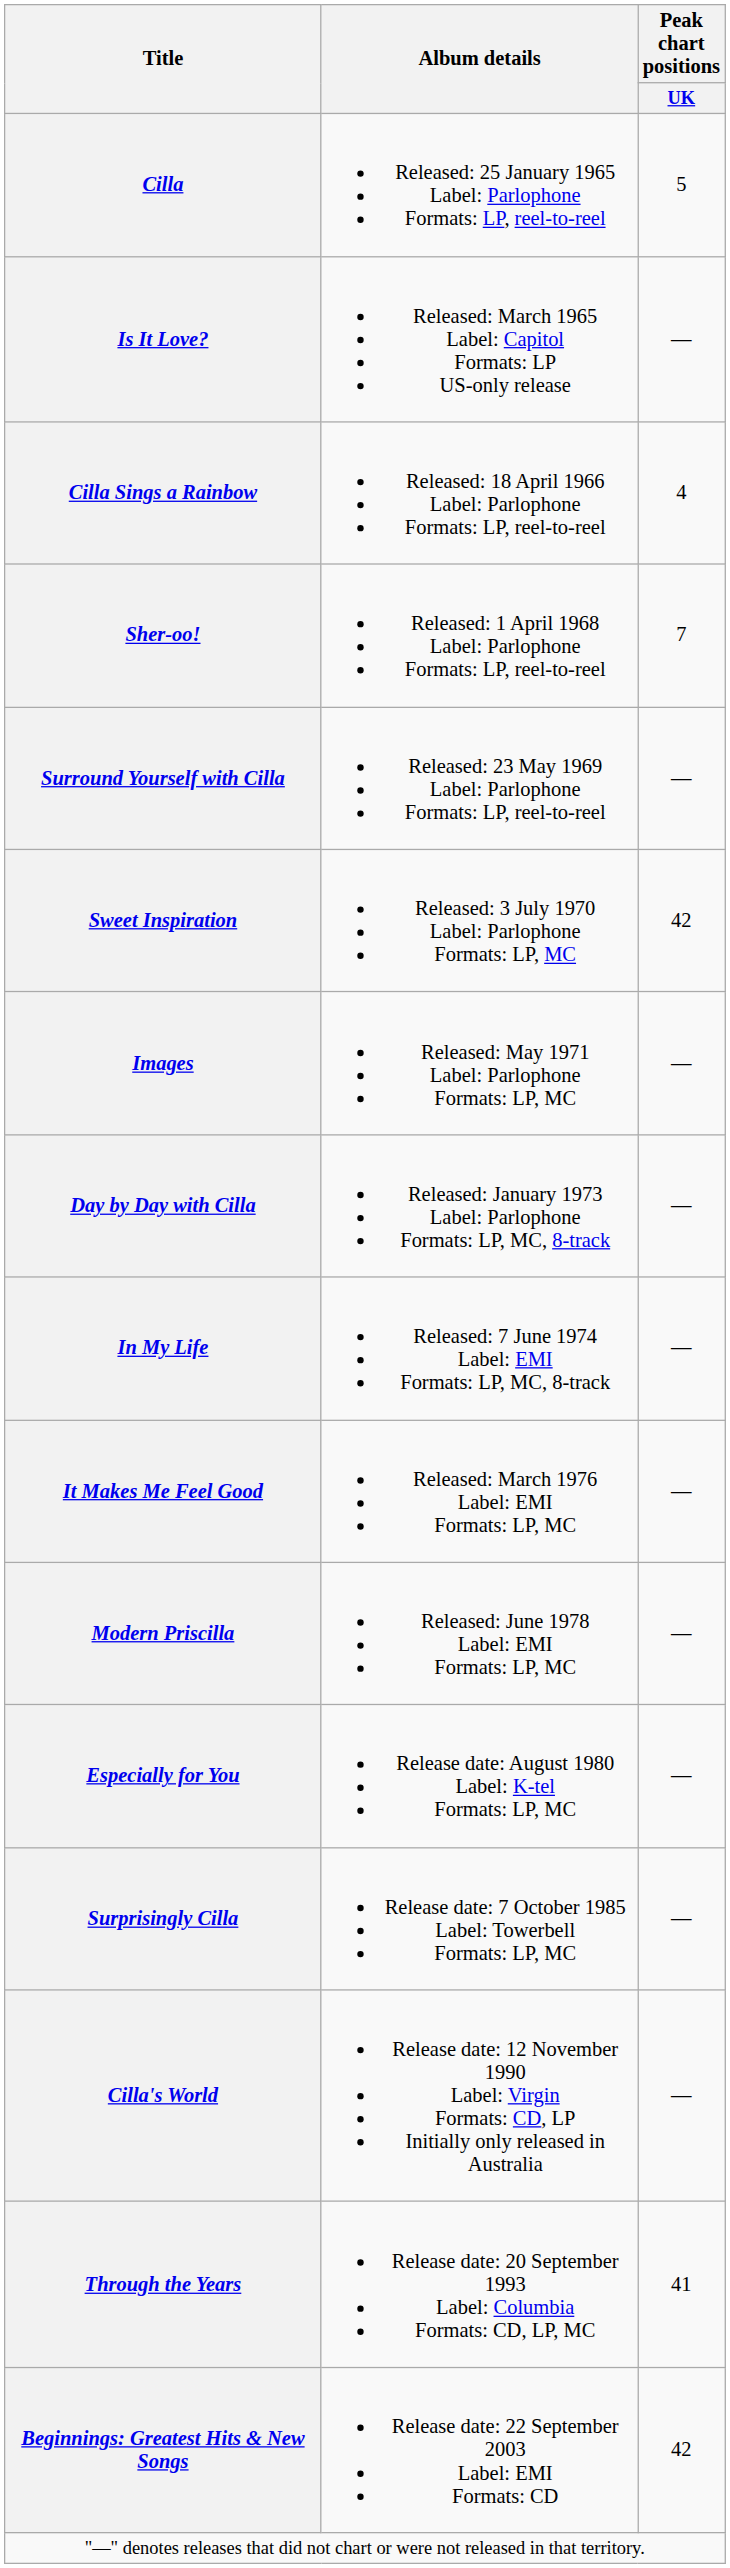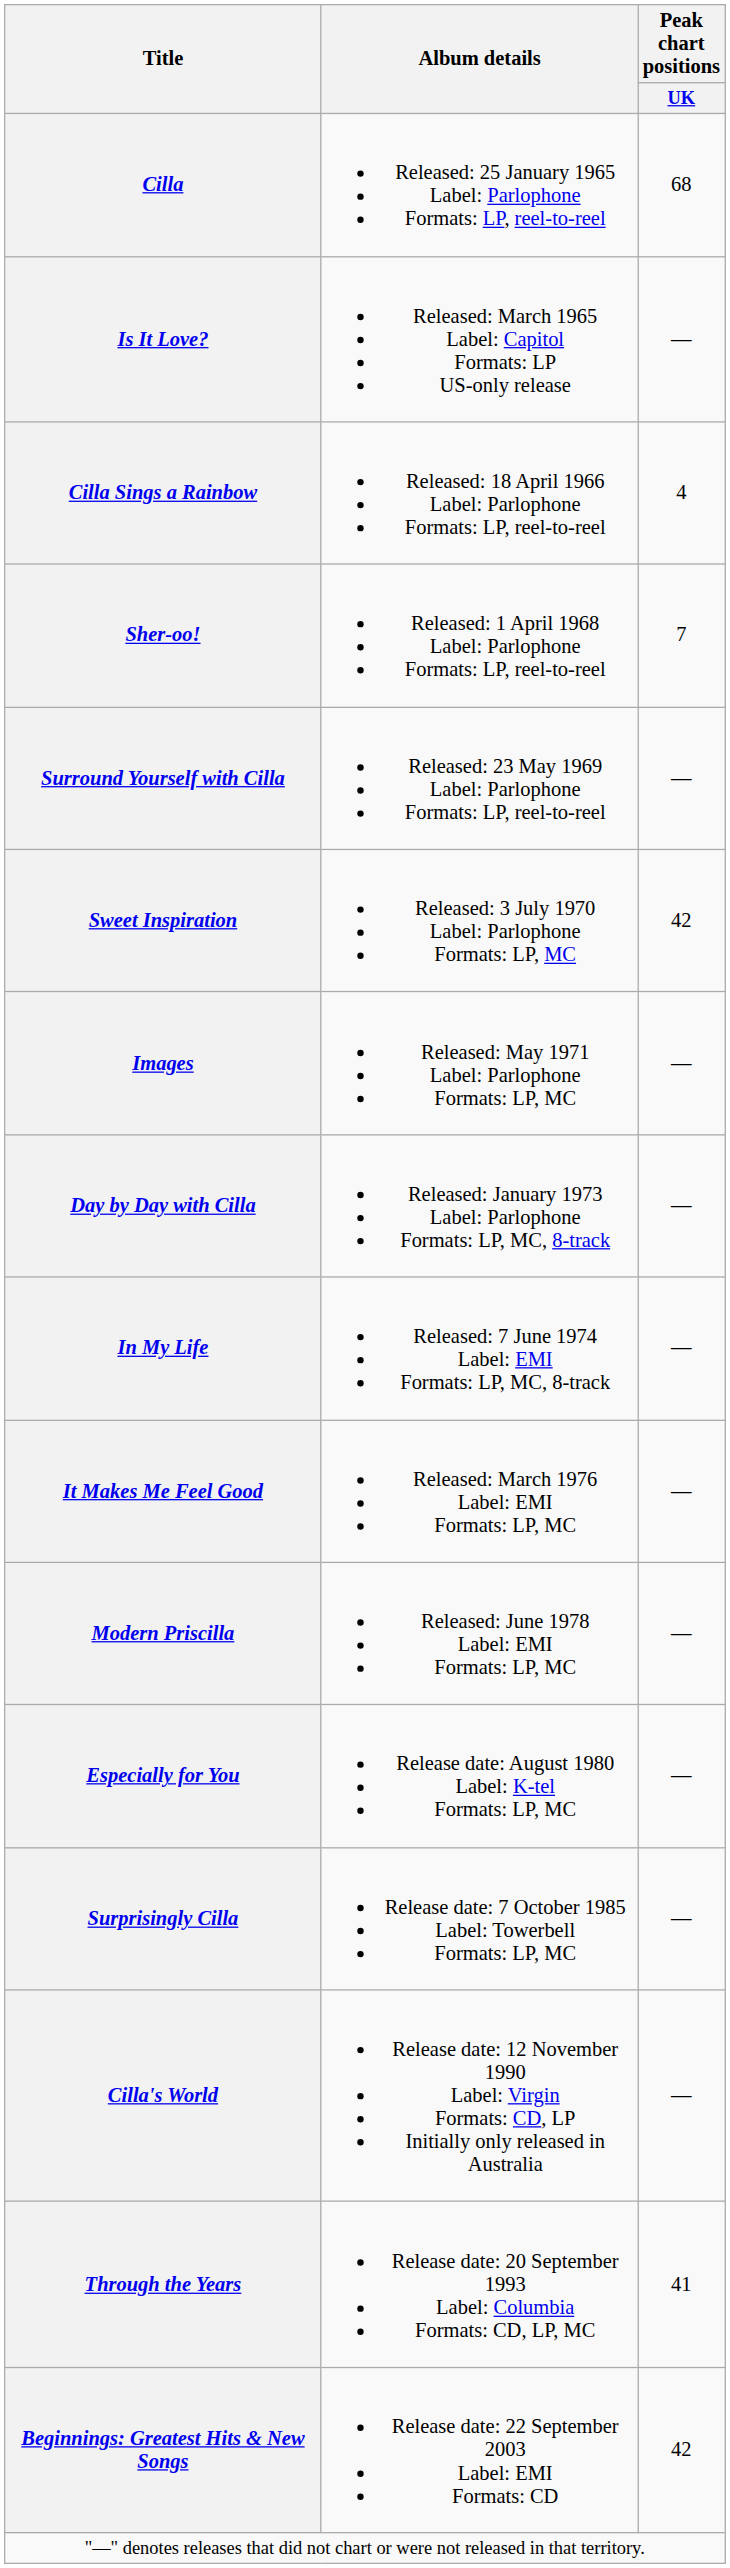(681, 184) 5 -> (681, 184) 68
